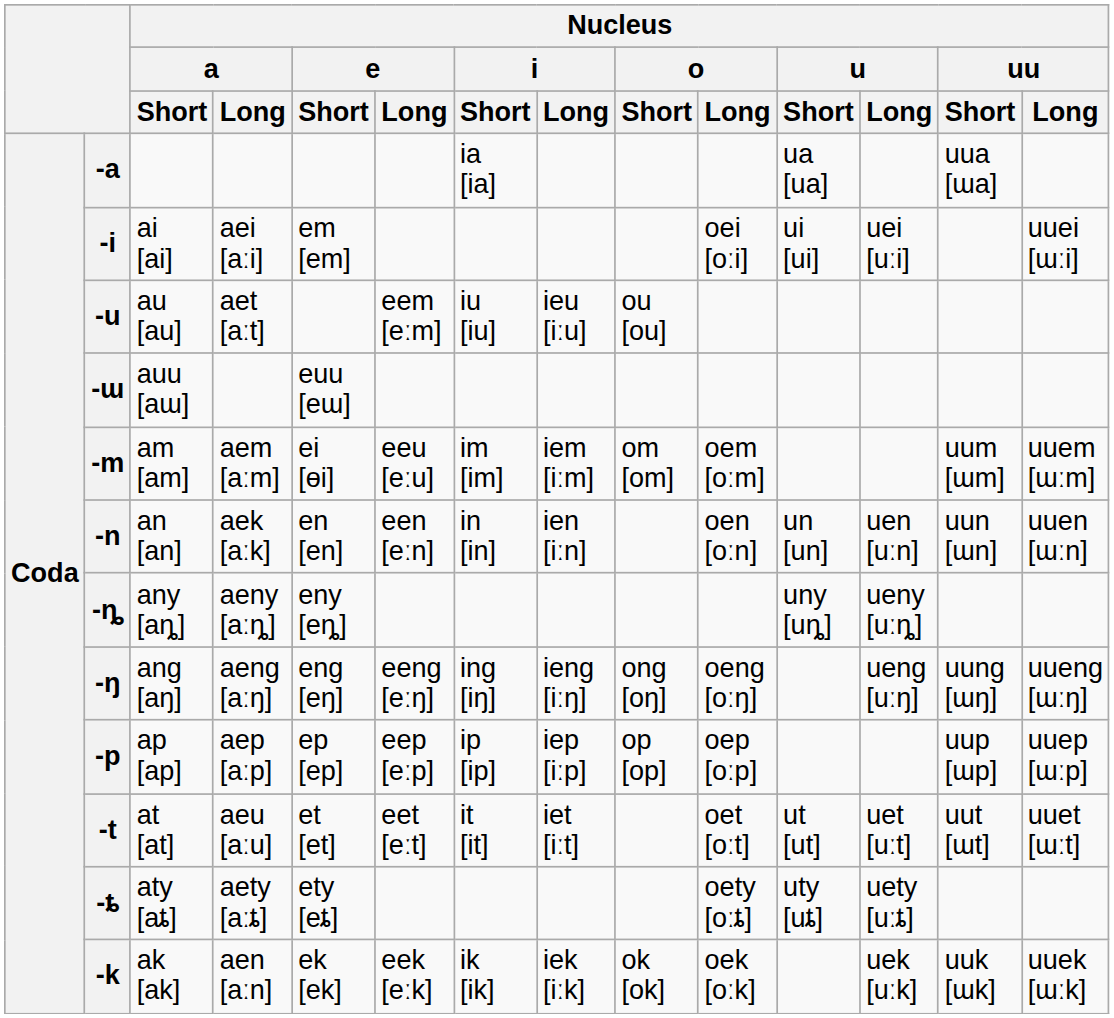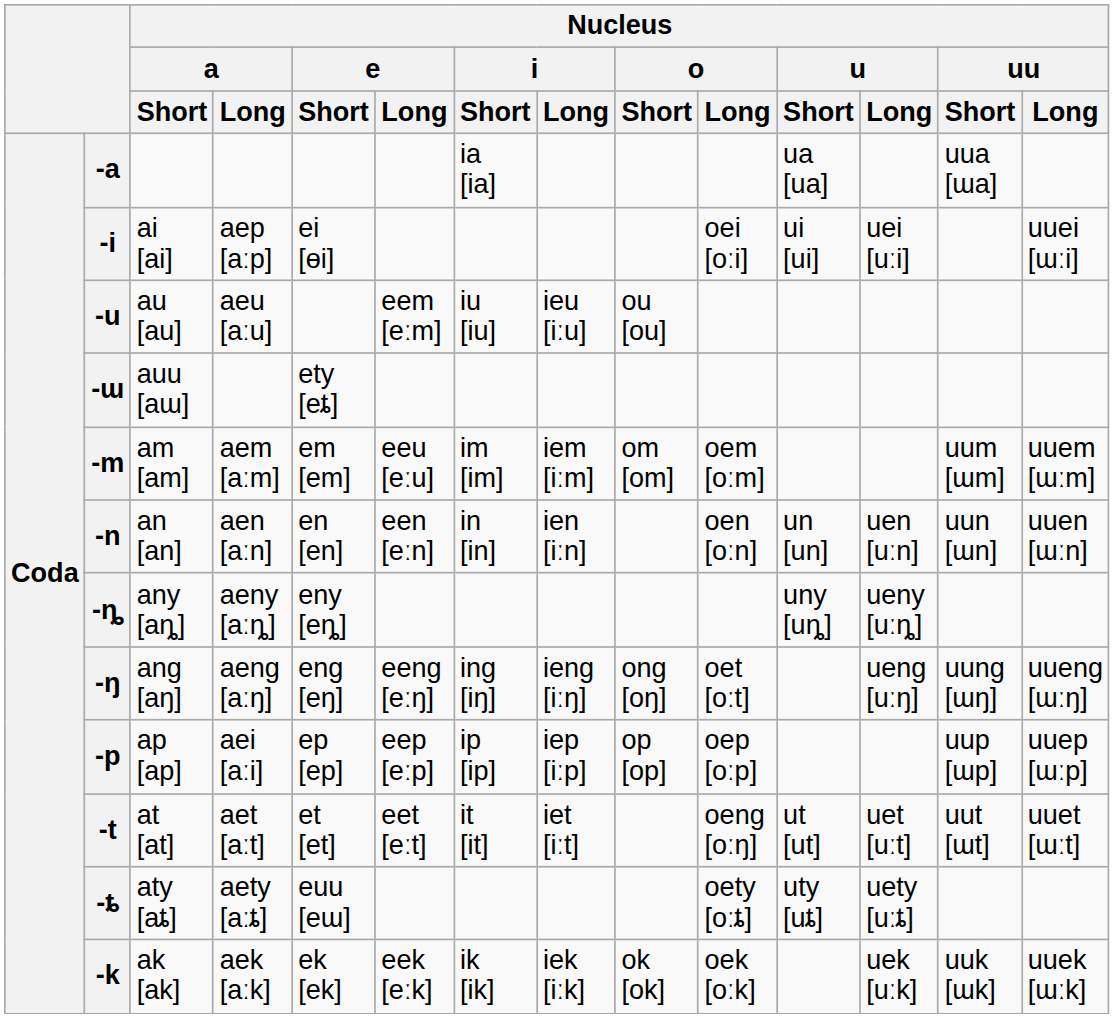(242, 243) aei [aːi] -> (246, 243) aep [aːp]
(325, 243) em [em] -> (316, 243) ei [ɵi]
(242, 316) aet [aːt] -> (246, 316) aeu [aːu]
(325, 389) euu [eɯ] -> (318, 389) ety [eȶ]
(316, 463) ei [ɵi] -> (325, 463) em [em]
(245, 536) aek [aːk] -> (246, 536) aen [aːn]
(735, 682) oeng [oːŋ] -> (727, 682) oet [oːt]
(246, 756) aep [aːp] -> (242, 756) aei [aːi]
(246, 829) aeu [aːu] -> (242, 829) aet [aːt]
(727, 829) oet [oːt] -> (735, 829) oeng [oːŋ]
(318, 902) ety [eȶ] -> (325, 902) euu [eɯ]
(246, 976) aen [aːn] -> (245, 976) aek [aːk]
